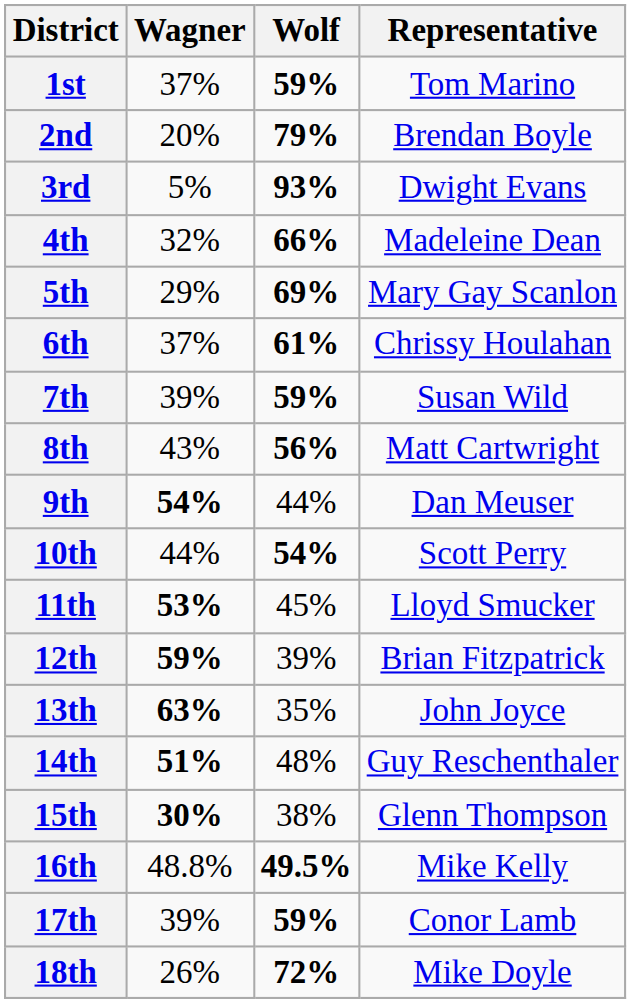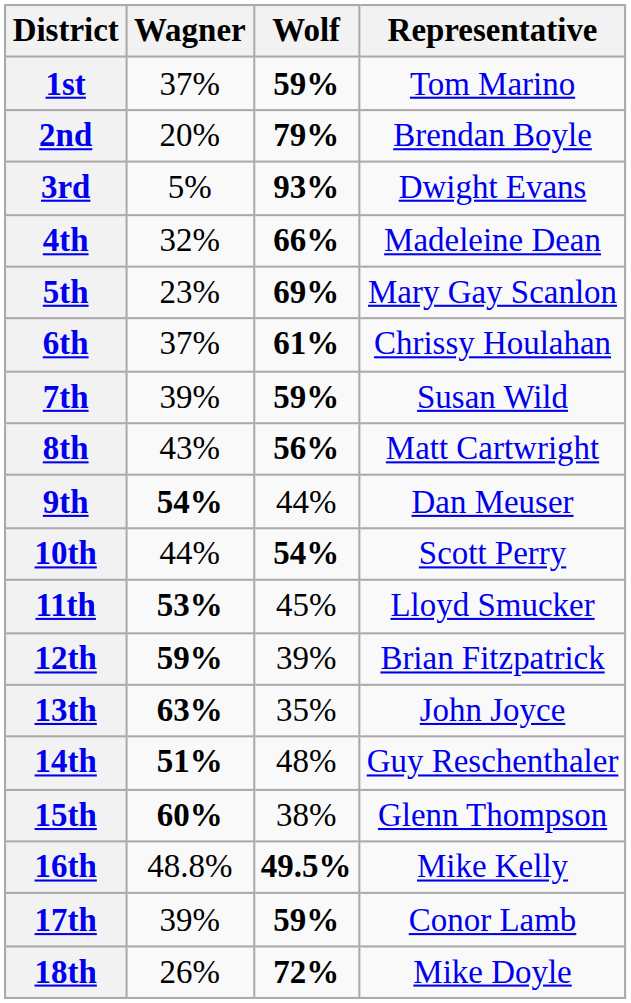(190, 291) 29% -> (190, 291) 23%
(190, 814) 30% -> (190, 814) 60%
